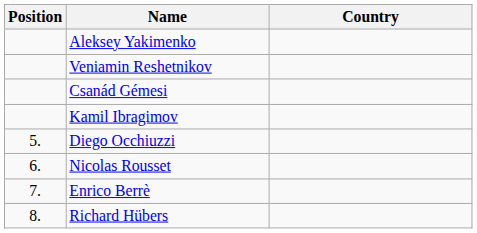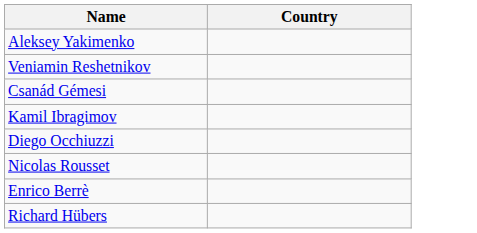- column: (35, 16)
